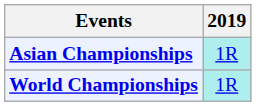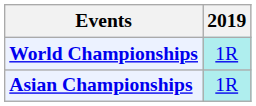rows swapped: (101, 53) <-> (104, 85)
